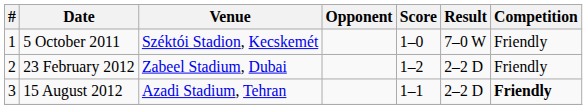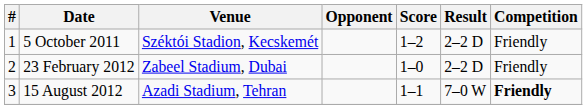(412, 41) 1–0 -> (412, 41) 1–2
(465, 41) 7–0 W -> (464, 41) 2–2 D
(412, 66) 1–2 -> (412, 66) 1–0
(464, 91) 2–2 D -> (465, 91) 7–0 W
